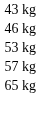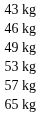+ row: (20, 47)
